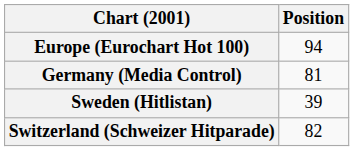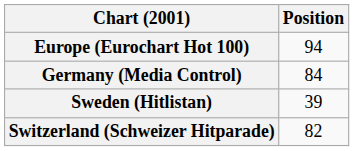(313, 74) 81 -> (313, 74) 84
